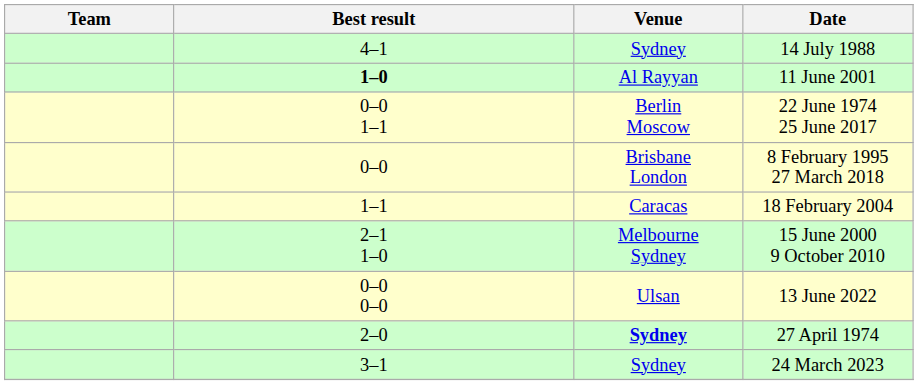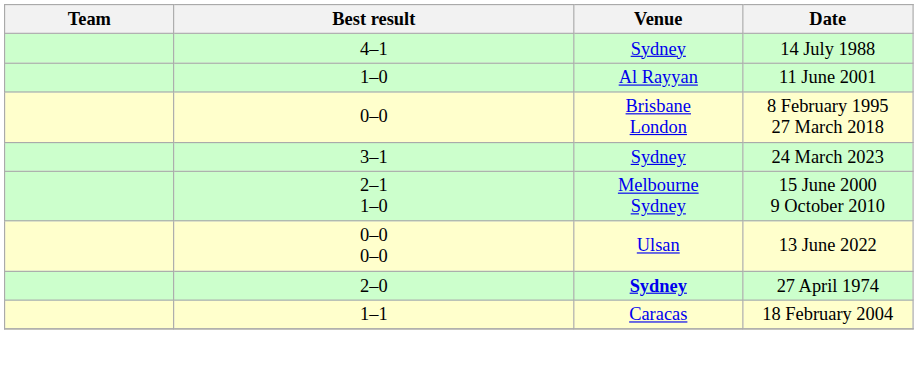(374, 77) bold -> (374, 77) normal
- row: (828, 116)
rows swapped: (828, 364) <-> (828, 206)
